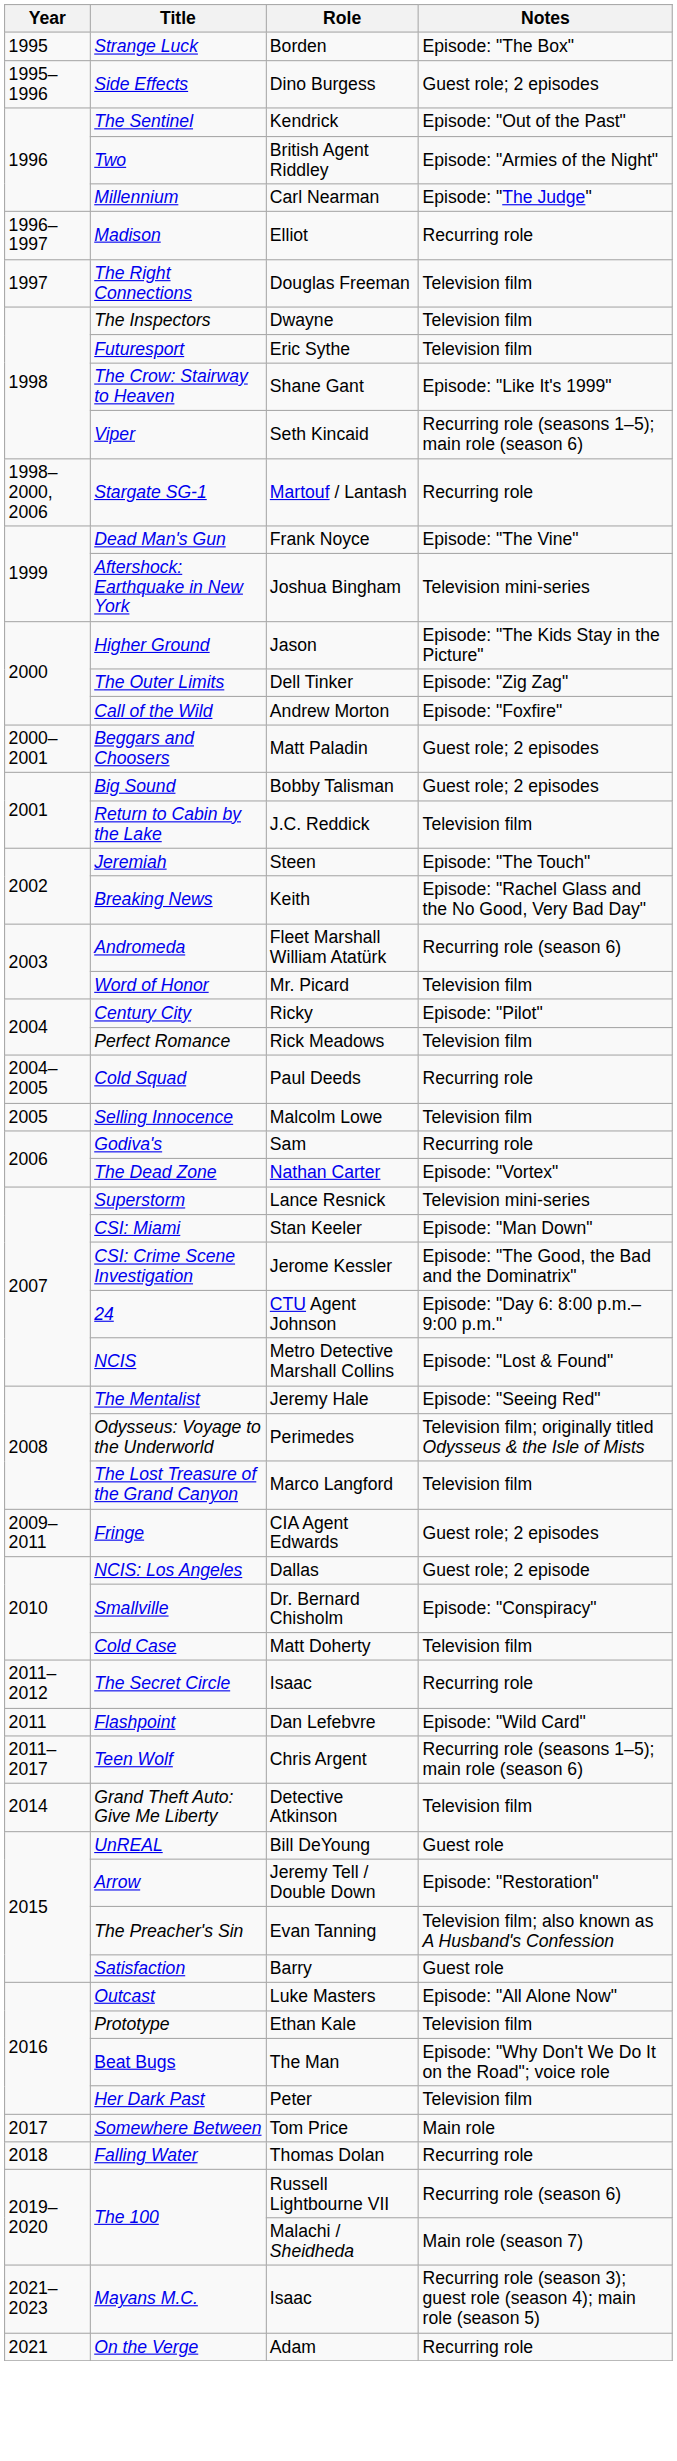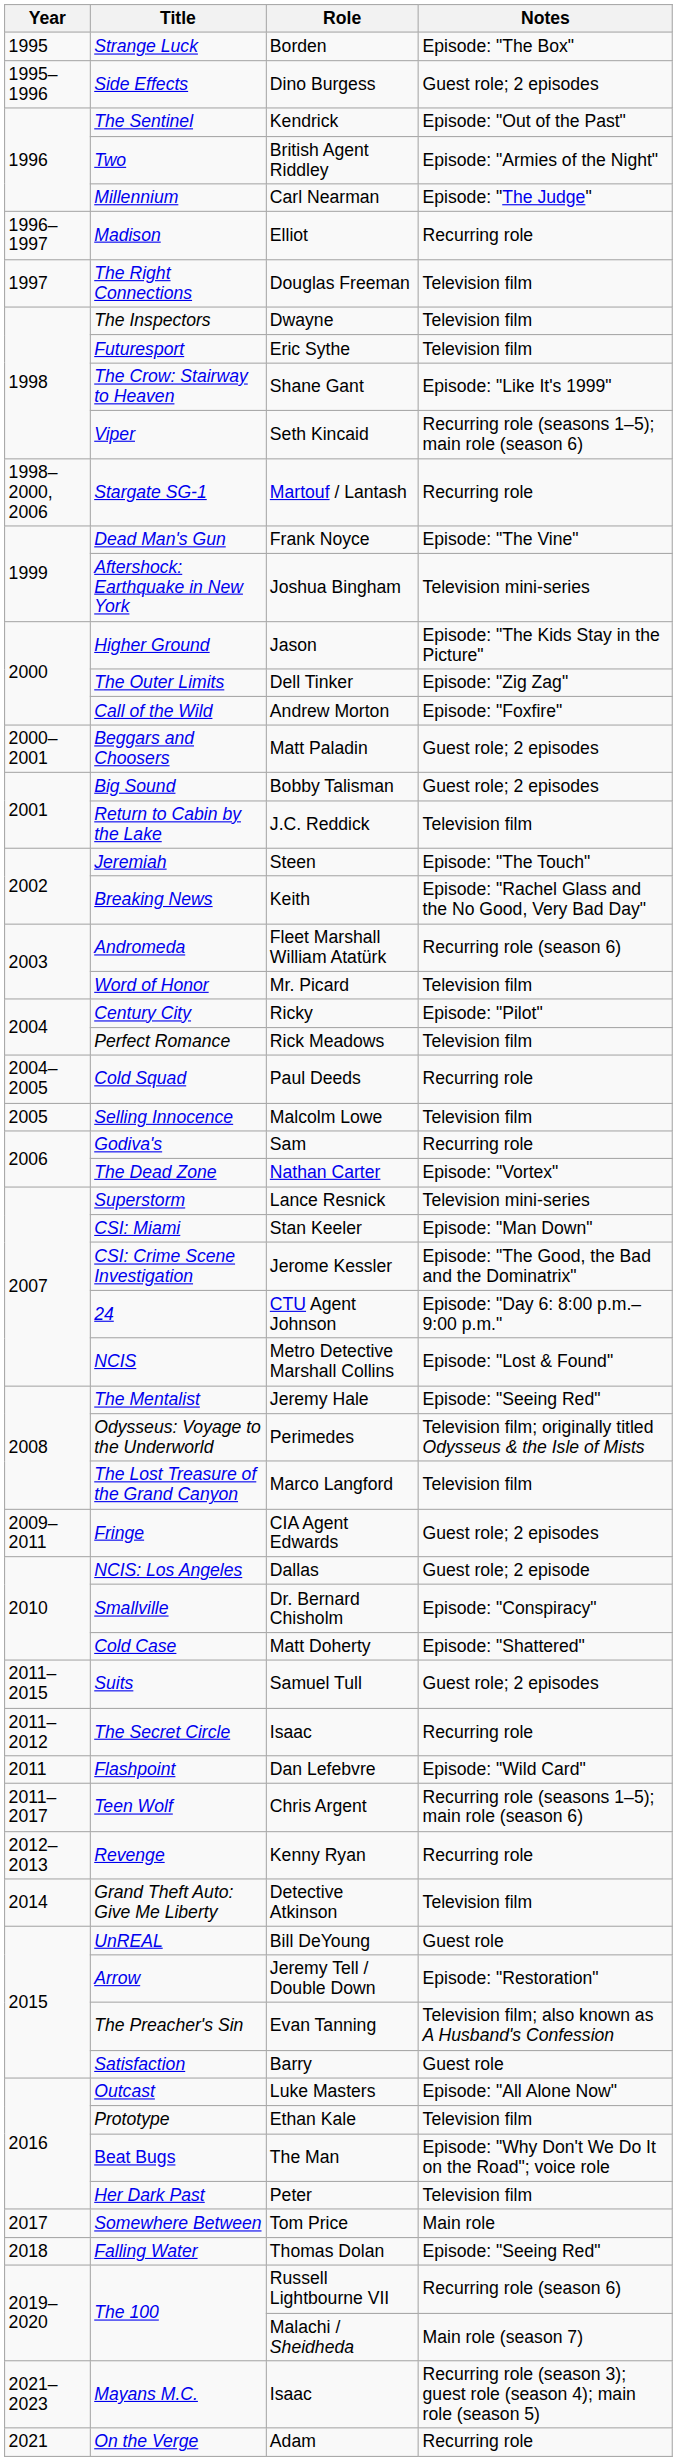(477, 1646) Television film -> (504, 1646) Episode: "Shattered"
+ row: (114, 1683)
+ row: (129, 1855)
(478, 2155) Recurring role -> (512, 2251) Episode: "Seeing Red"
